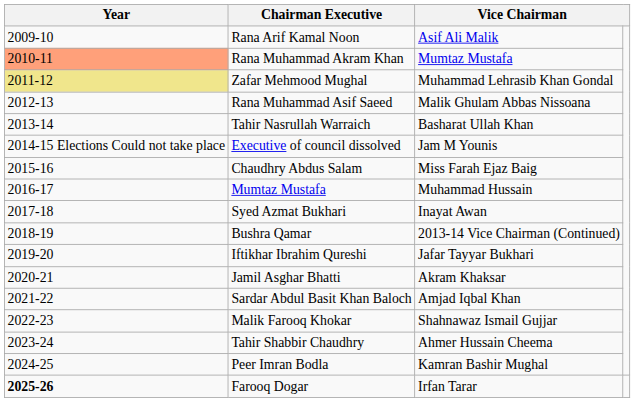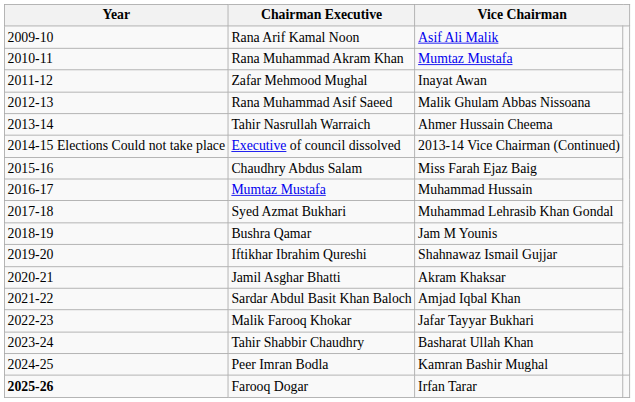(30, 59) lightsalmon background -> (30, 59) no background
(30, 80) khaki background -> (30, 80) no background
(516, 80) Muhammad Lehrasib Khan Gondal -> (452, 80) Inayat Awan
(476, 124) Basharat Ullah Khan -> (485, 124) Ahmer Hussain Cheema
(458, 146) Jam M Younis -> (519, 146) 2013-14 Vice Chairman (Continued)
(452, 211) Inayat Awan -> (516, 211) Muhammad Lehrasib Khan Gondal
(519, 233) 2013-14 Vice Chairman (Continued) -> (458, 233) Jam M Younis
(476, 255) Jafar Tayyar Bukhari -> (488, 255) Shahnawaz Ismail Gujjar
(488, 320) Shahnawaz Ismail Gujjar -> (476, 320) Jafar Tayyar Bukhari
(485, 342) Ahmer Hussain Cheema -> (476, 342) Basharat Ullah Khan
